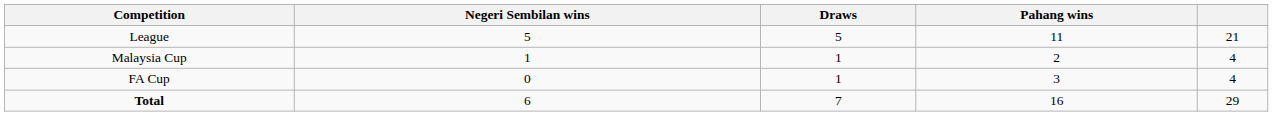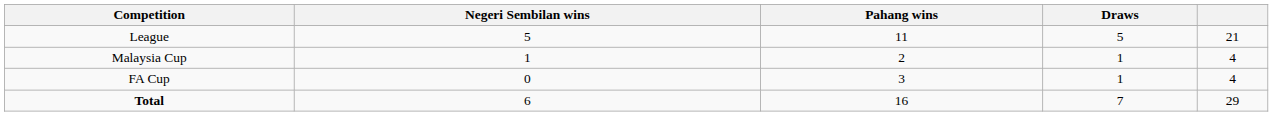columns swapped: (838, 15) <-> (1057, 15)
